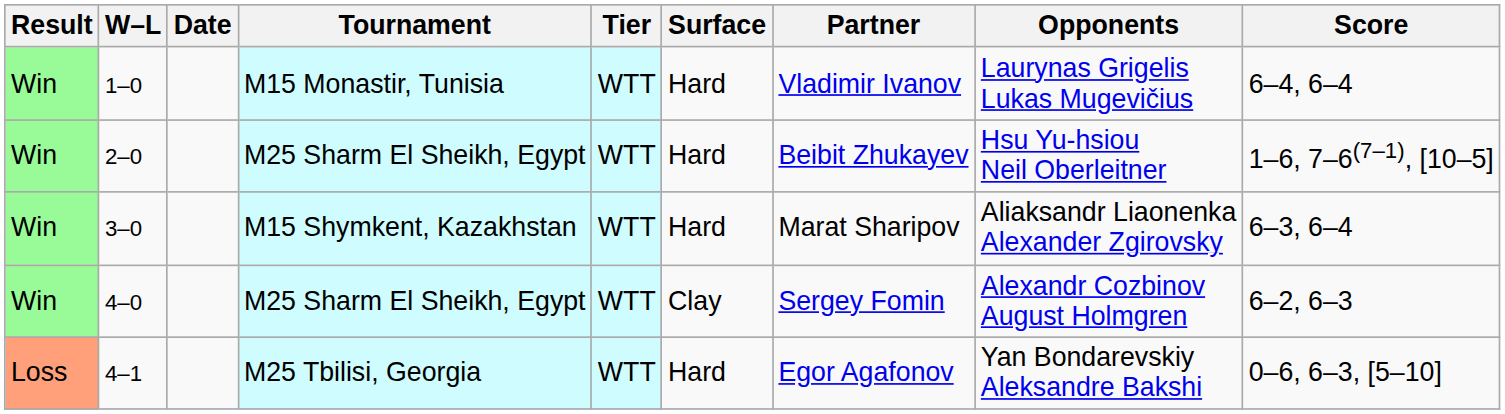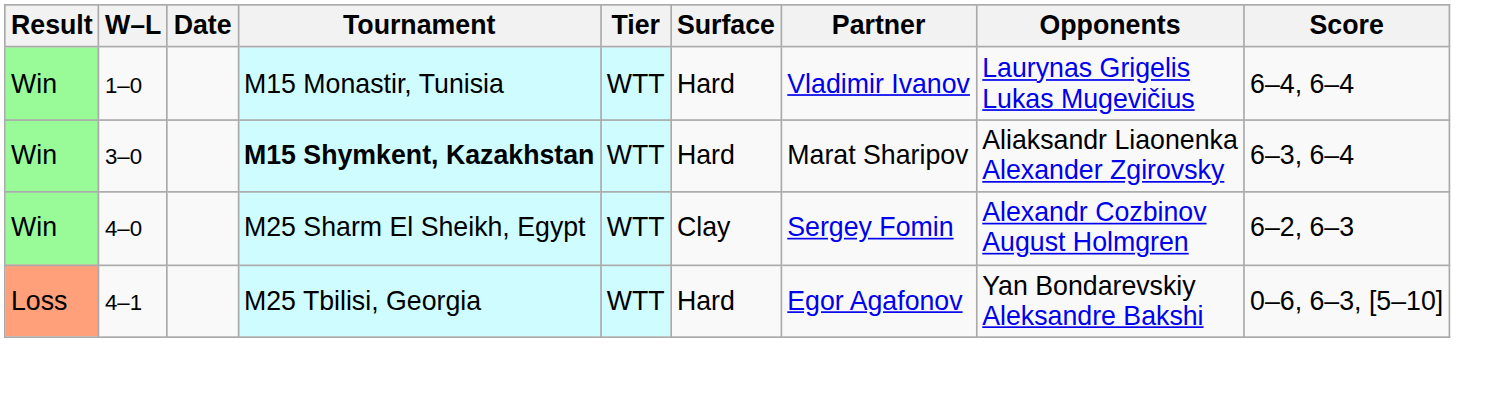- row: (124, 157)
(410, 227) normal -> (419, 155) bold
